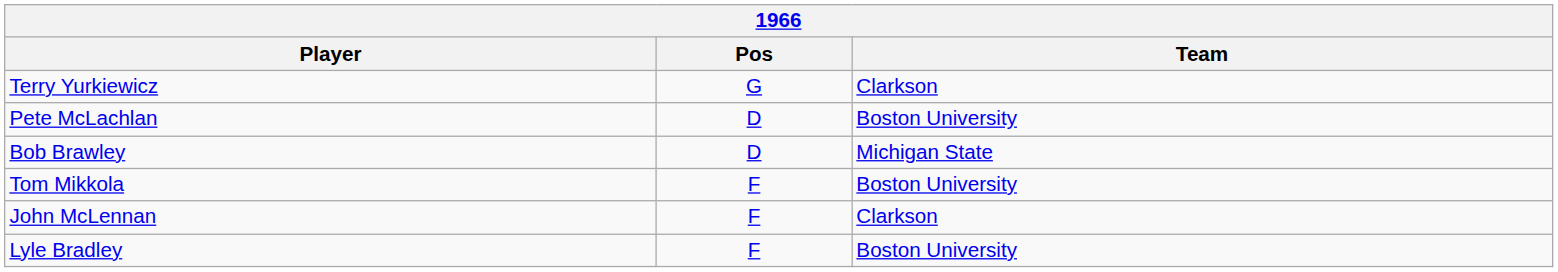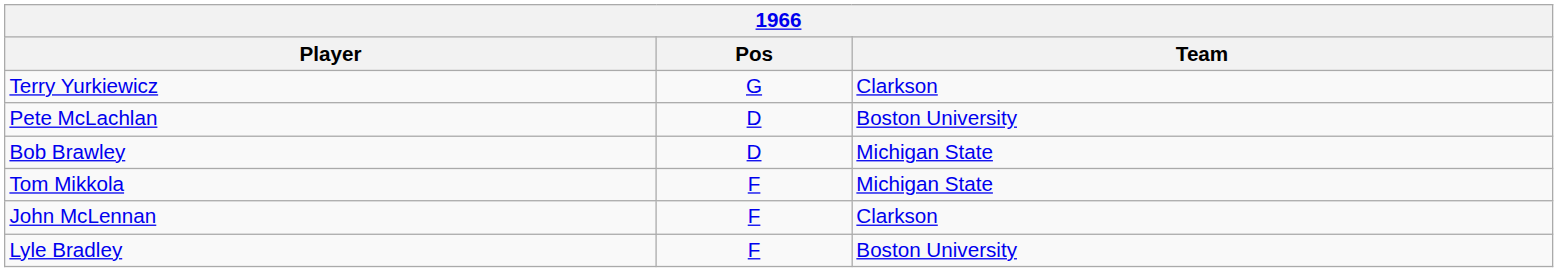(937, 184) Boston University -> (925, 184) Michigan State
